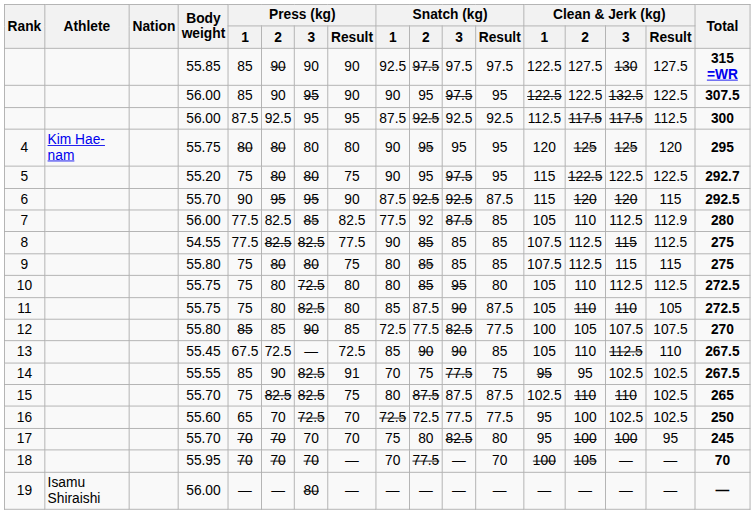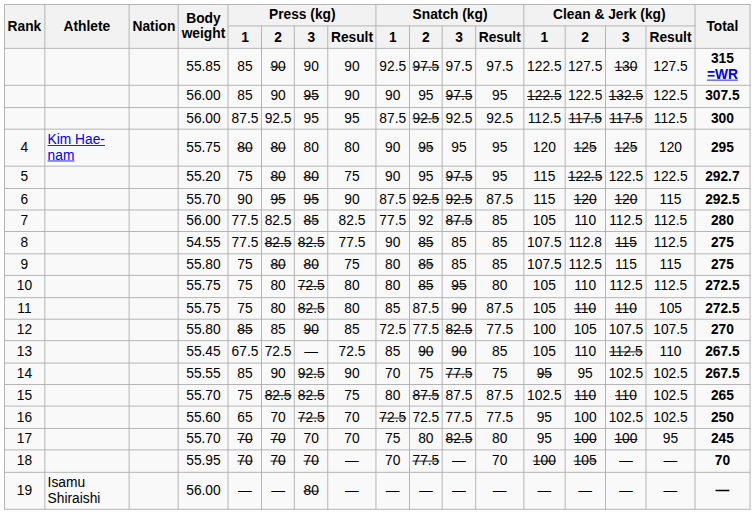(670, 220) 112.9 -> (670, 220) 112.5
(585, 242) 112.5 -> (585, 242) 112.8
(311, 373) 82.5 -> (311, 373) 92.5
(352, 373) 91 -> (352, 373) 90
